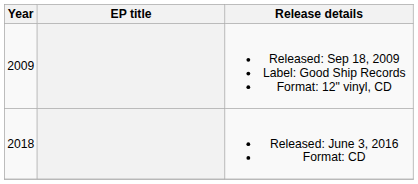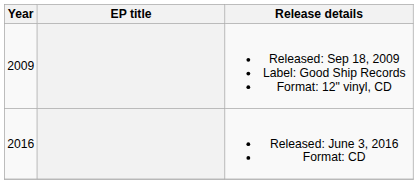(21, 143) 2018 -> (21, 143) 2016
